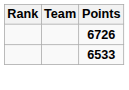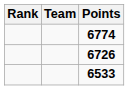+ row: (101, 34)
